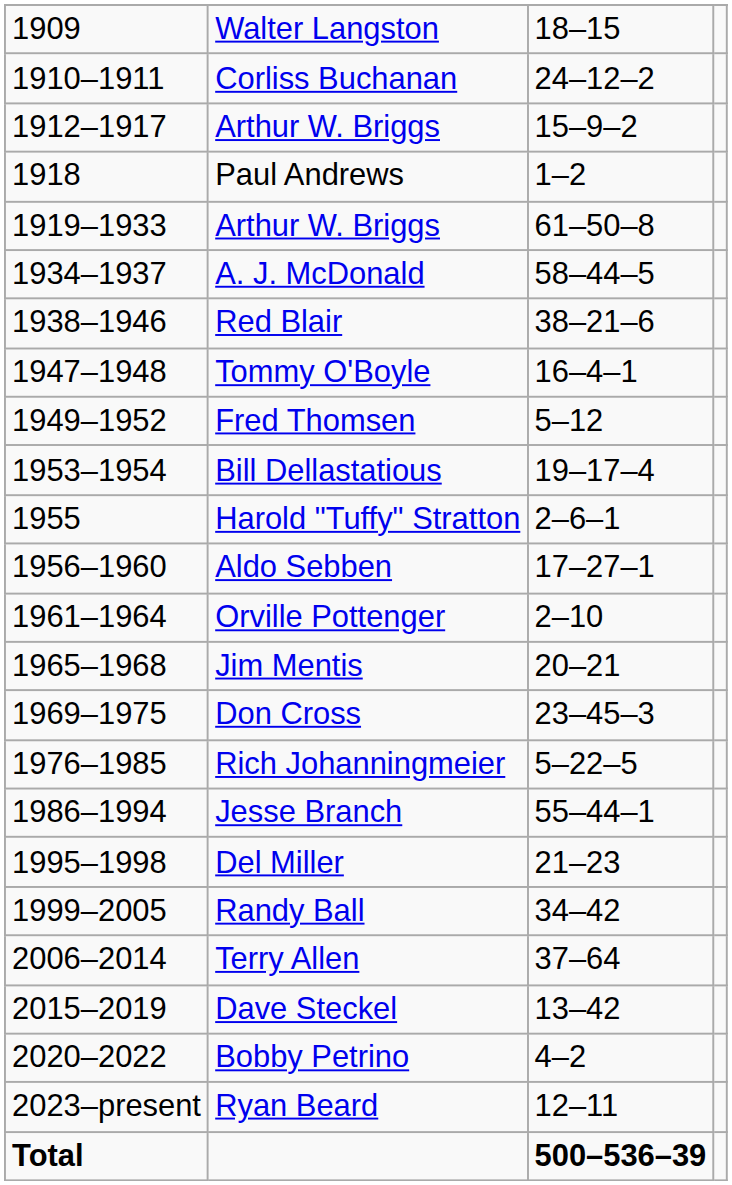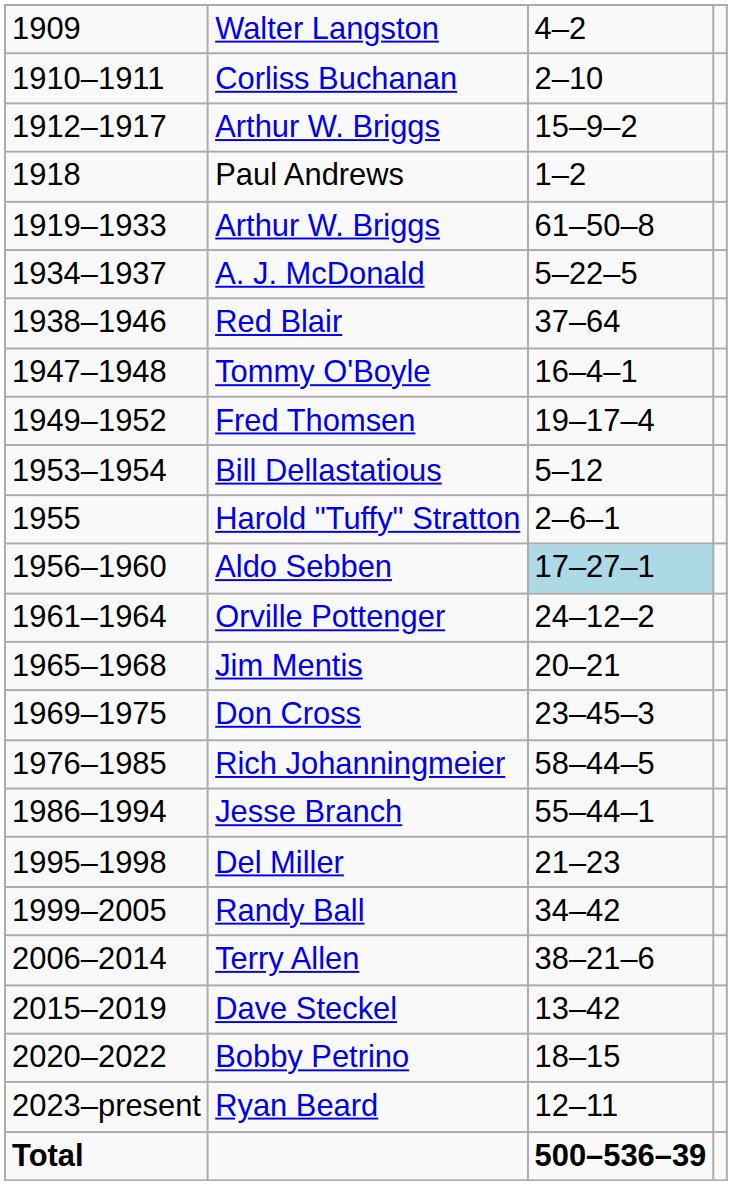(577, 28) 18–15 -> (560, 28) 4–2
(595, 77) 24–12–2 -> (569, 77) 2–10
(595, 273) 58–44–5 -> (586, 273) 5–22–5
(595, 322) 38–21–6 -> (577, 322) 37–64
(569, 420) 5–12 -> (595, 420) 19–17–4
(595, 469) 19–17–4 -> (569, 469) 5–12
(595, 567) no background -> (595, 567) lightblue background
(569, 616) 2–10 -> (595, 616) 24–12–2
(586, 763) 5–22–5 -> (595, 763) 58–44–5
(577, 959) 37–64 -> (595, 959) 38–21–6
(560, 1057) 4–2 -> (577, 1057) 18–15
